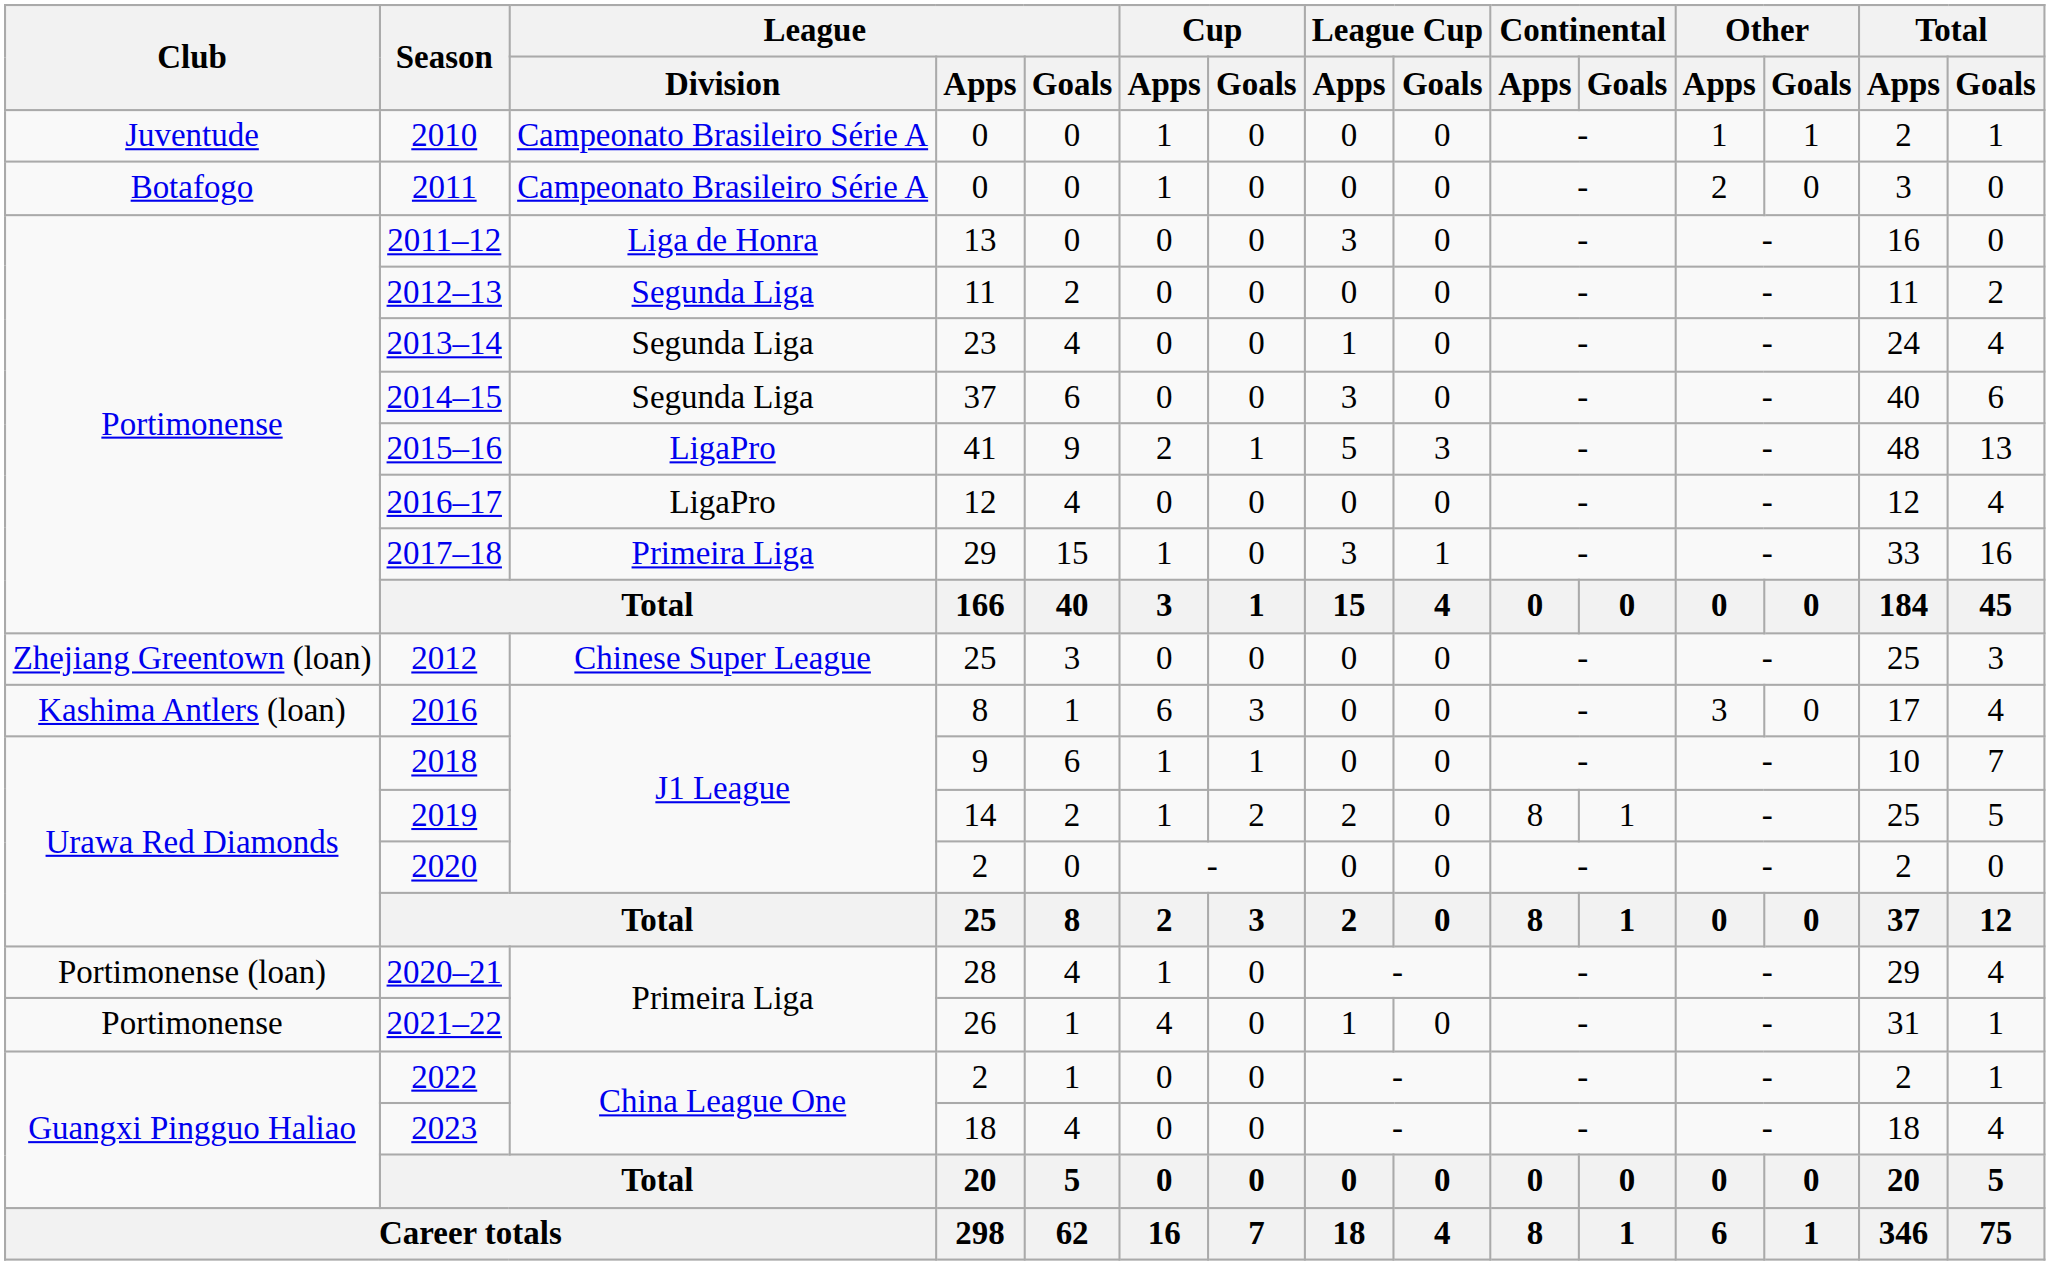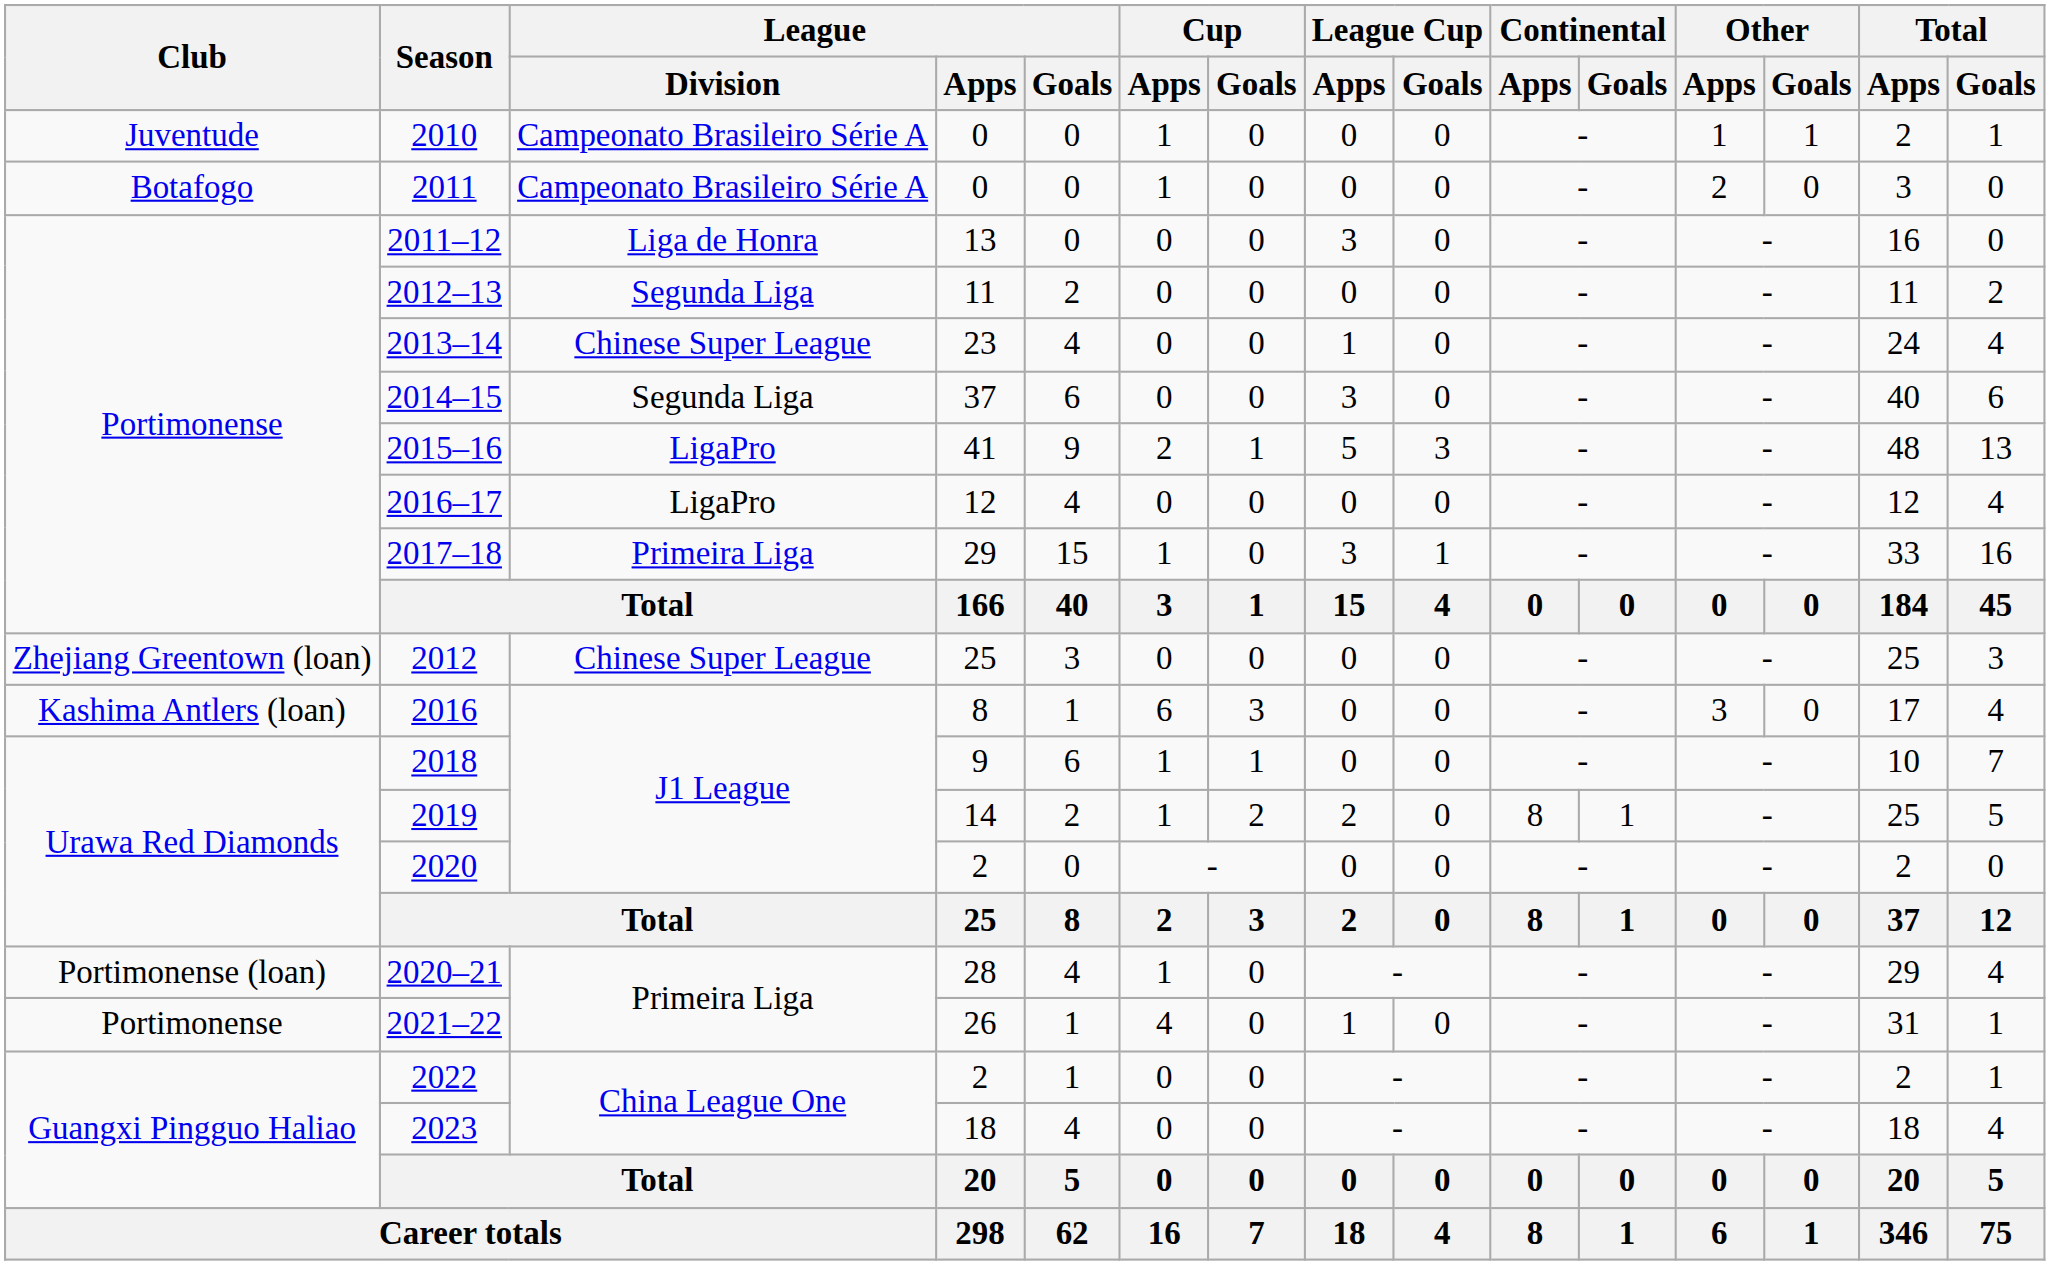(723, 344) Segunda Liga -> (723, 344) Chinese Super League
